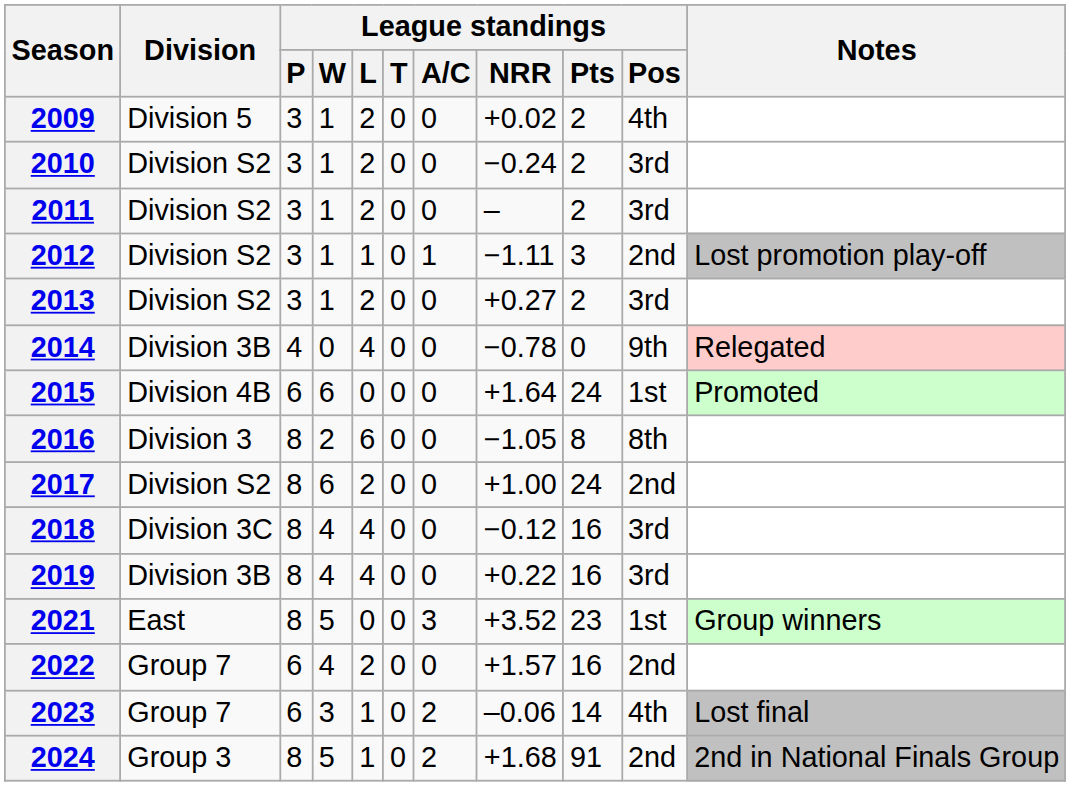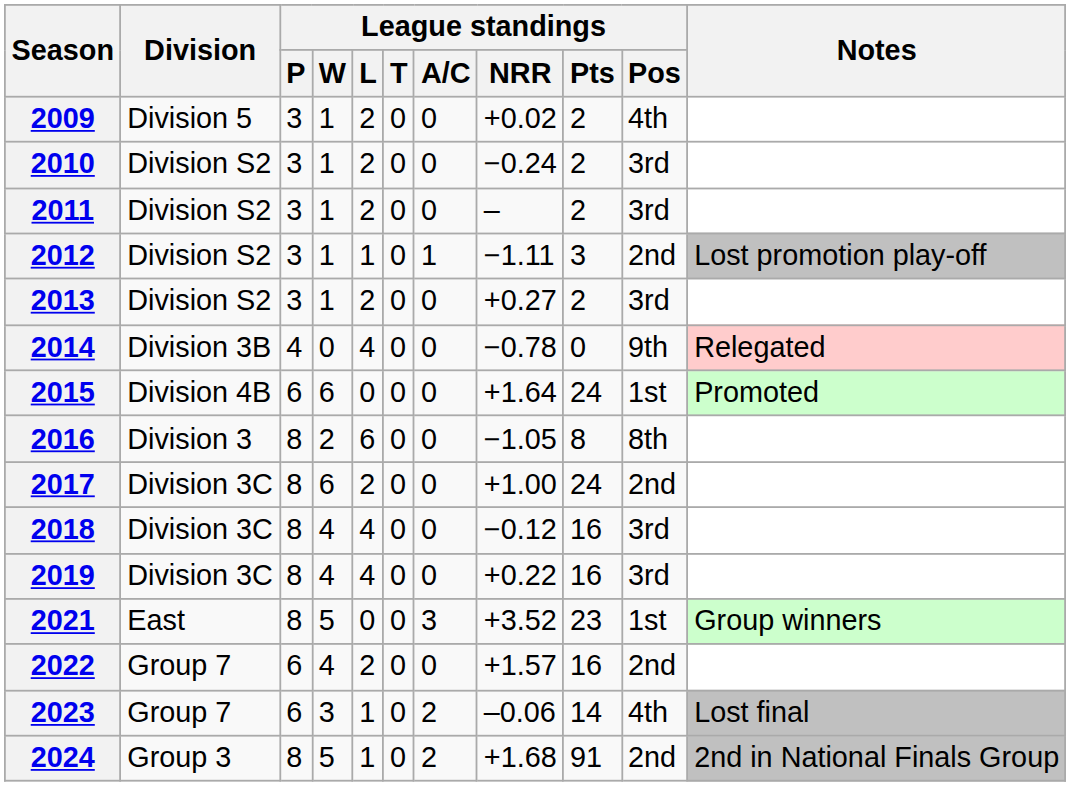(199, 484) Division S2 -> (200, 484) Division 3C
(199, 575) Division 3B -> (200, 575) Division 3C
